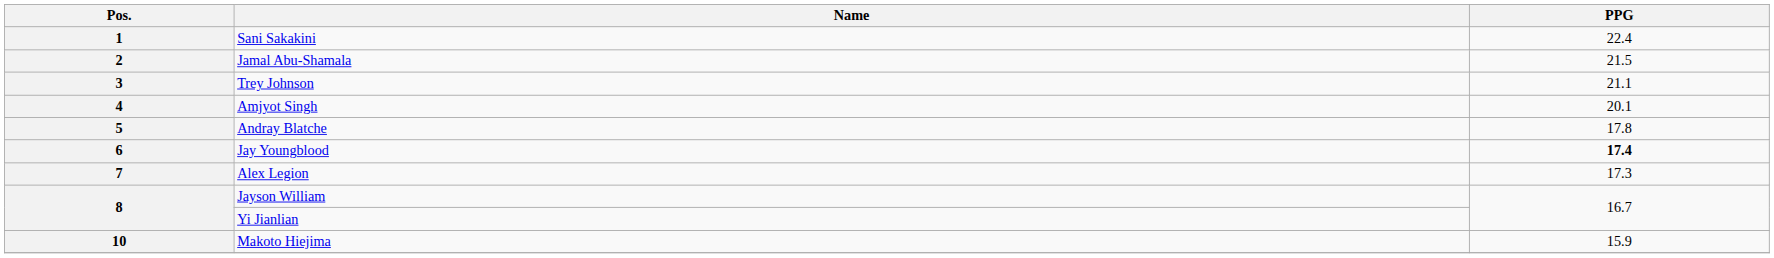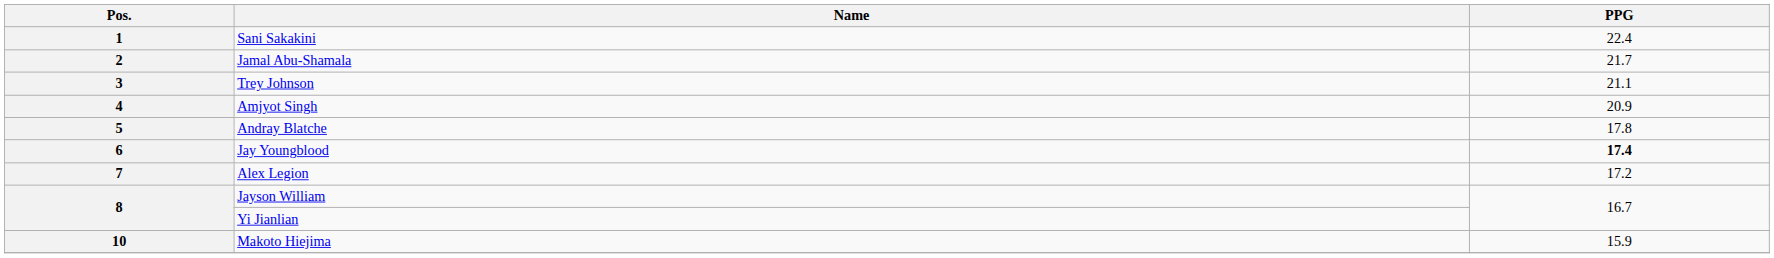(1619, 60) 21.5 -> (1619, 60) 21.7
(1619, 106) 20.1 -> (1619, 106) 20.9
(1619, 173) 17.3 -> (1619, 173) 17.2
